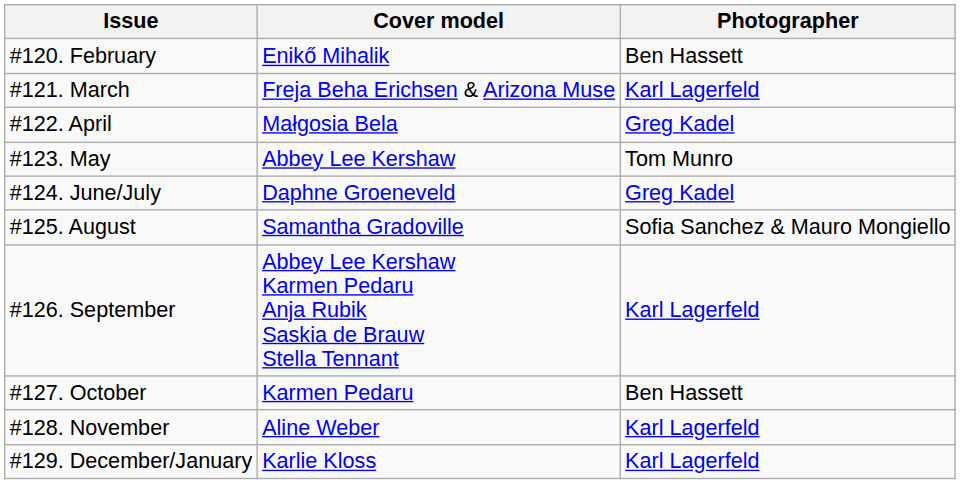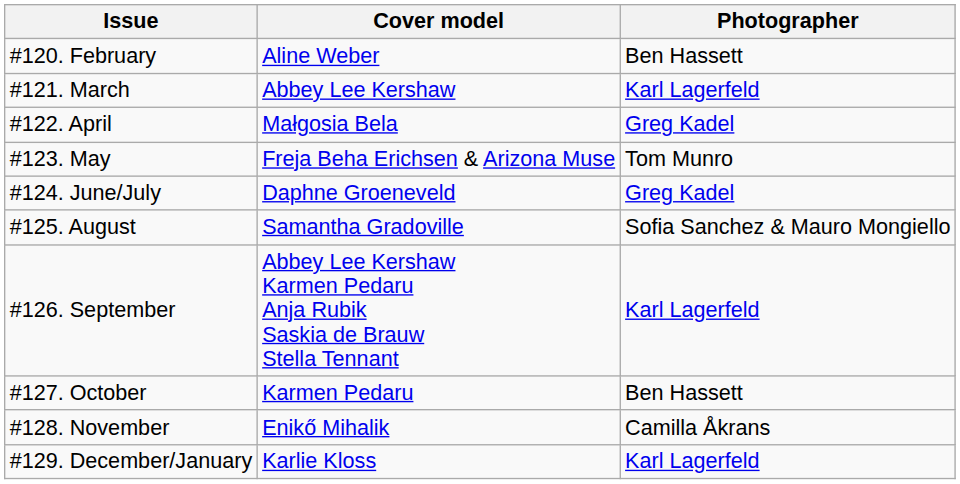(326, 55) Enikő Mihalik -> (321, 55) Aline Weber
(439, 90) Freja Beha Erichsen & Arizona Muse -> (359, 90) Abbey Lee Kershaw
(359, 158) Abbey Lee Kershaw -> (439, 158) Freja Beha Erichsen & Arizona Muse
(321, 427) Aline Weber -> (326, 427) Enikő Mihalik
(692, 427) Karl Lagerfeld -> (698, 427) Camilla Åkrans
